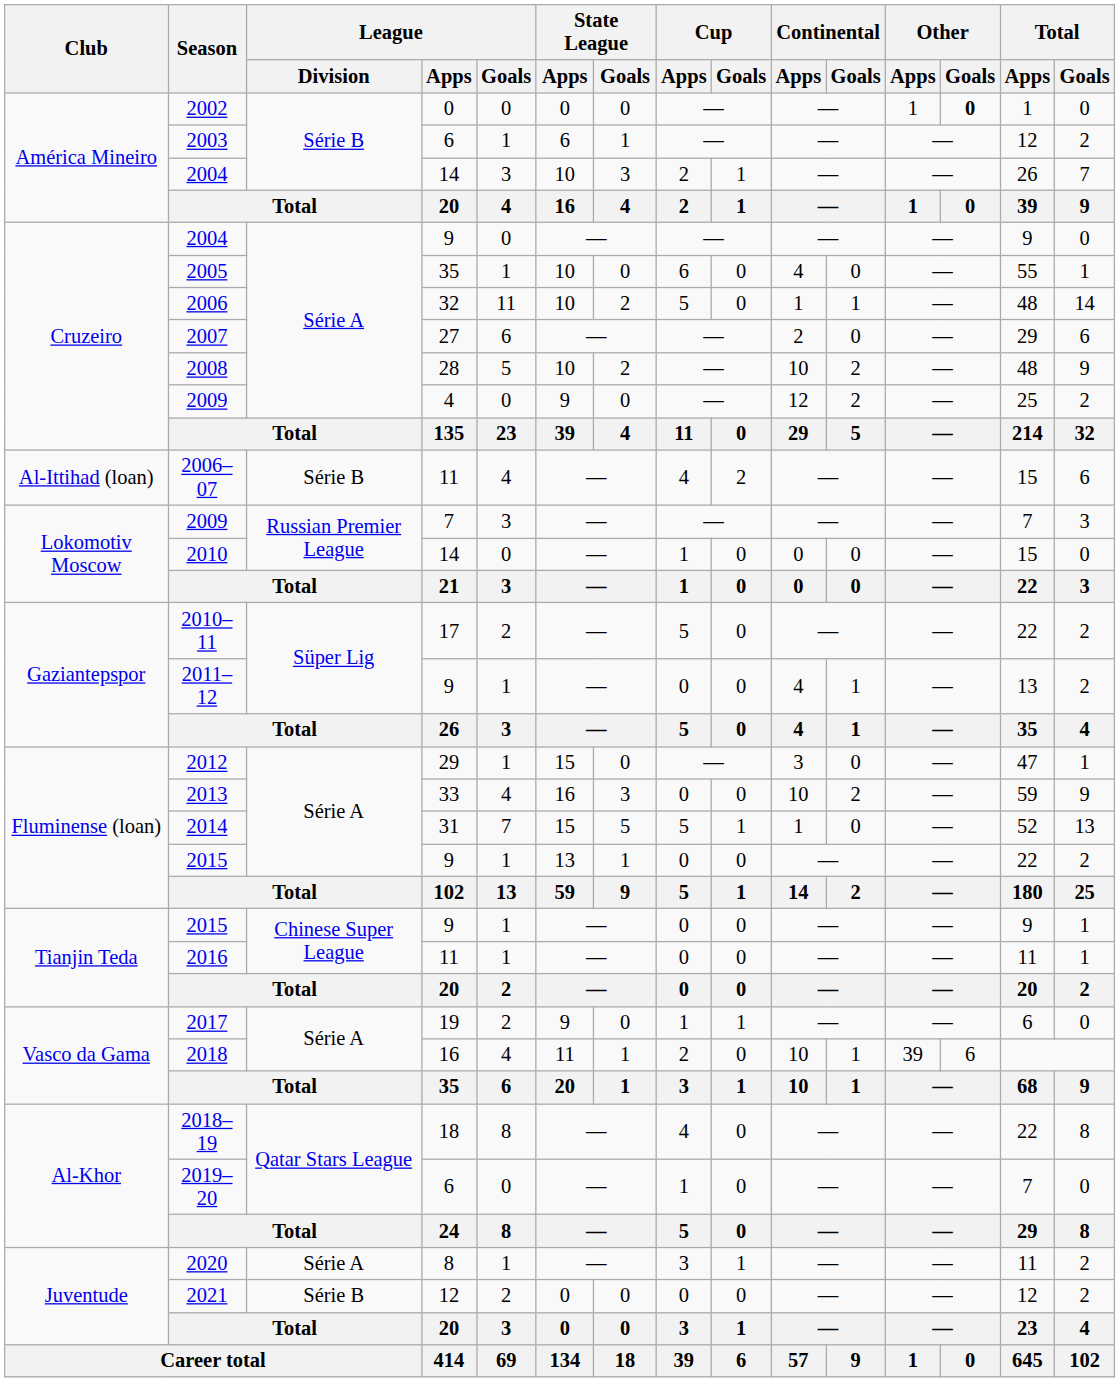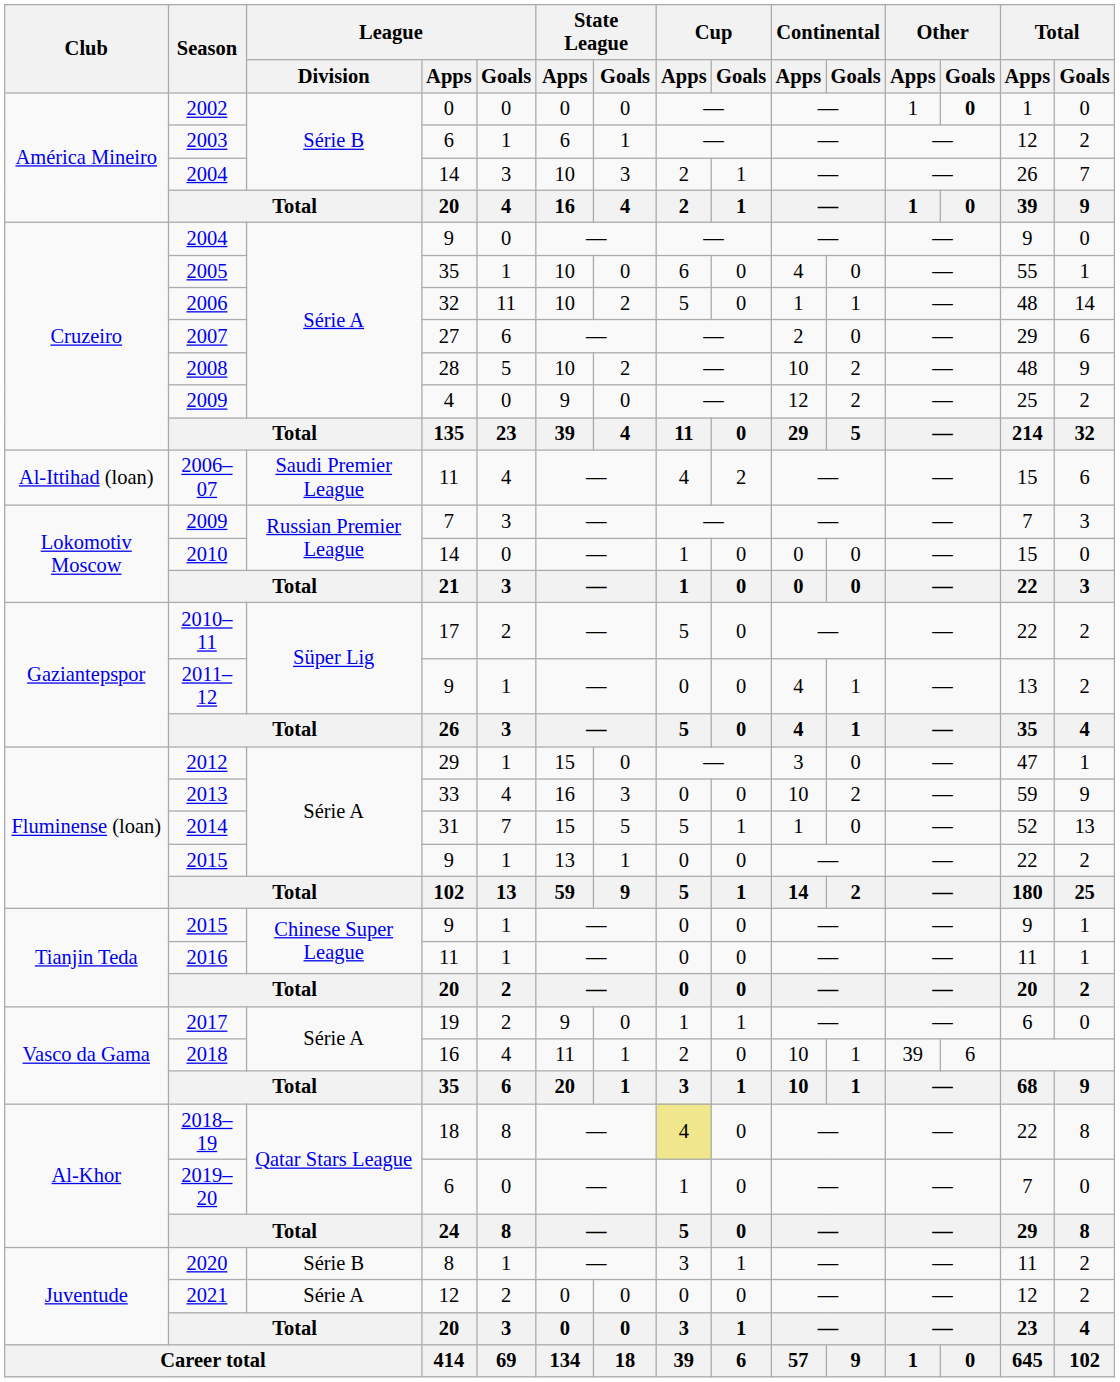(334, 477) Série B -> (334, 477) Saudi Premier League
(684, 1131) no background -> (684, 1131) khaki background
(334, 1263) Série A -> (334, 1263) Série B
(334, 1295) Série B -> (334, 1295) Série A
